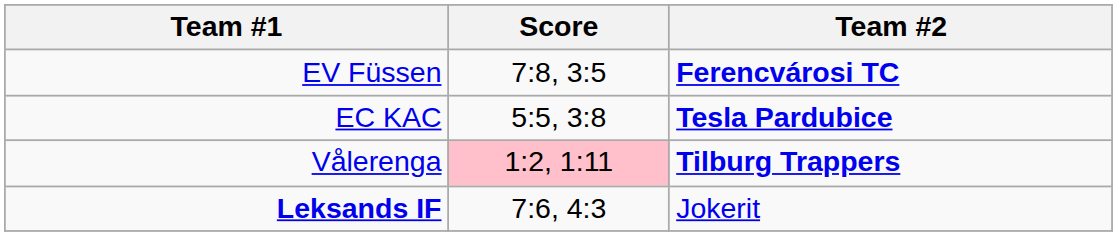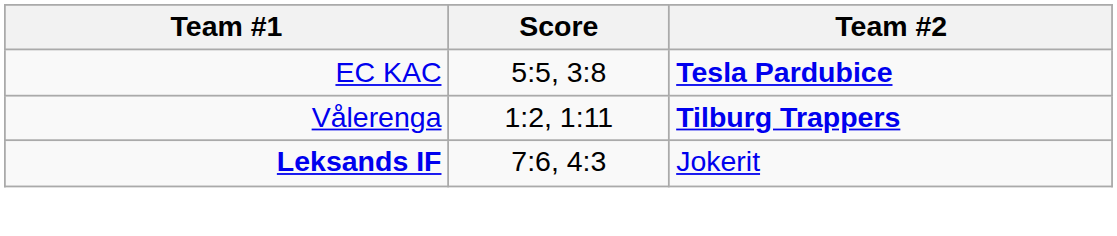- row: (372, 72)
(559, 162) pink background -> (559, 117) no background
